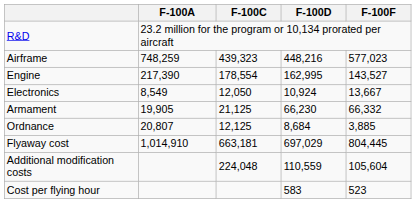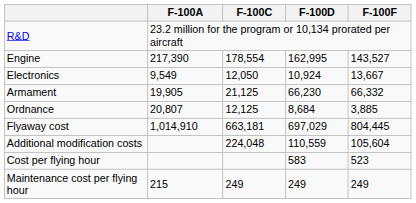- row: (27, 59)
(154, 93) 8,549 -> (163, 76) 9,549
+ row: (72, 184)
